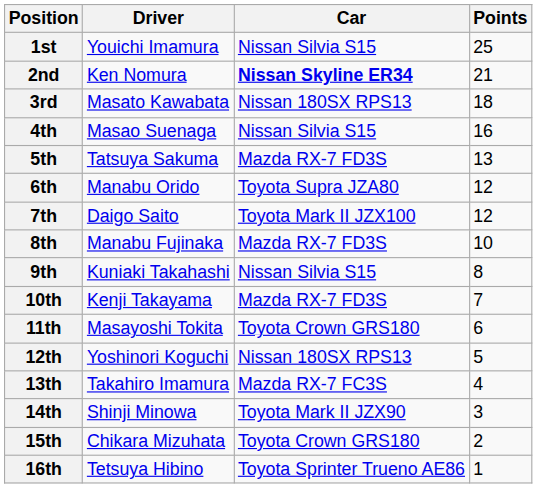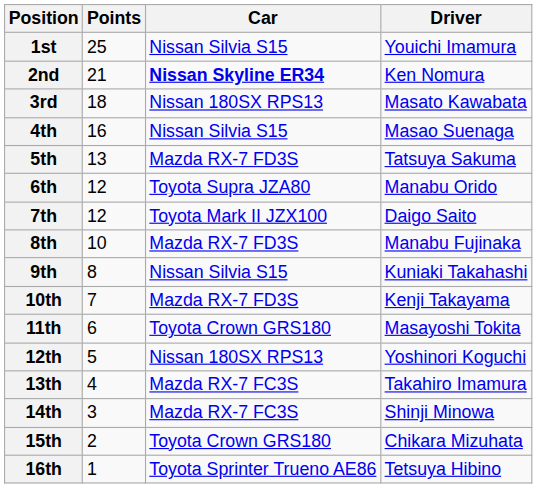columns swapped: (158, 18) <-> (500, 18)
(322, 412) Toyota Mark II JZX90 -> (224, 412) Mazda RX-7 FC3S
